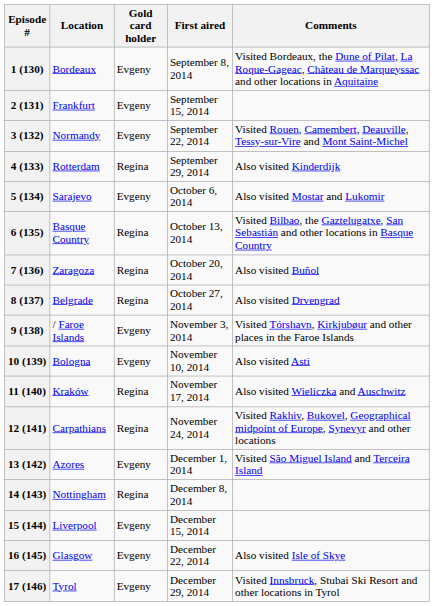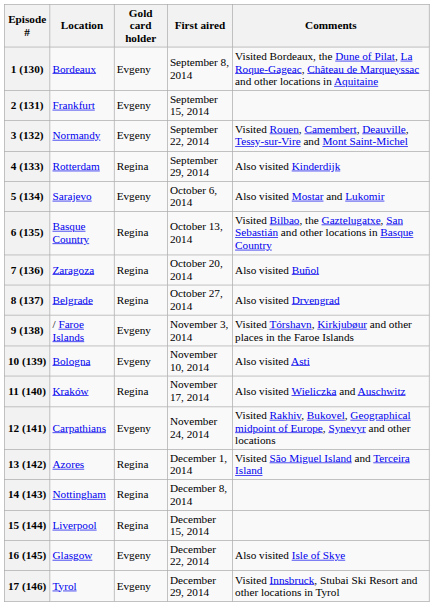(133, 428) Regina -> (134, 428) Evgeny
(134, 464) Evgeny -> (133, 464) Regina
(134, 525) Evgeny -> (133, 525) Regina
